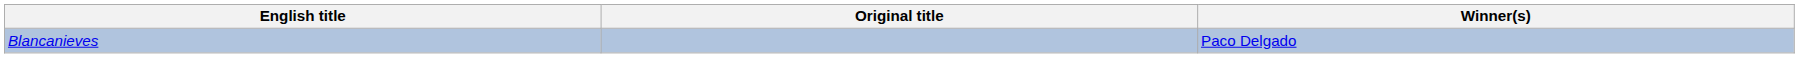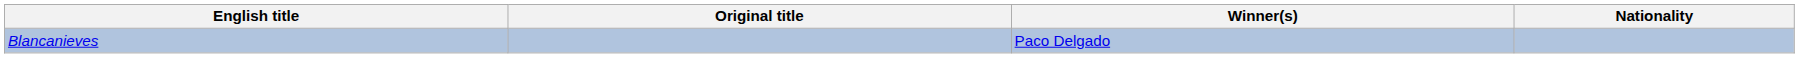+ column: (1654, 16)
